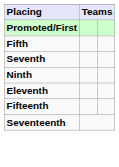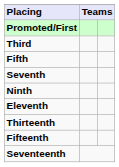+ row: (19, 43)
+ row: (31, 122)
